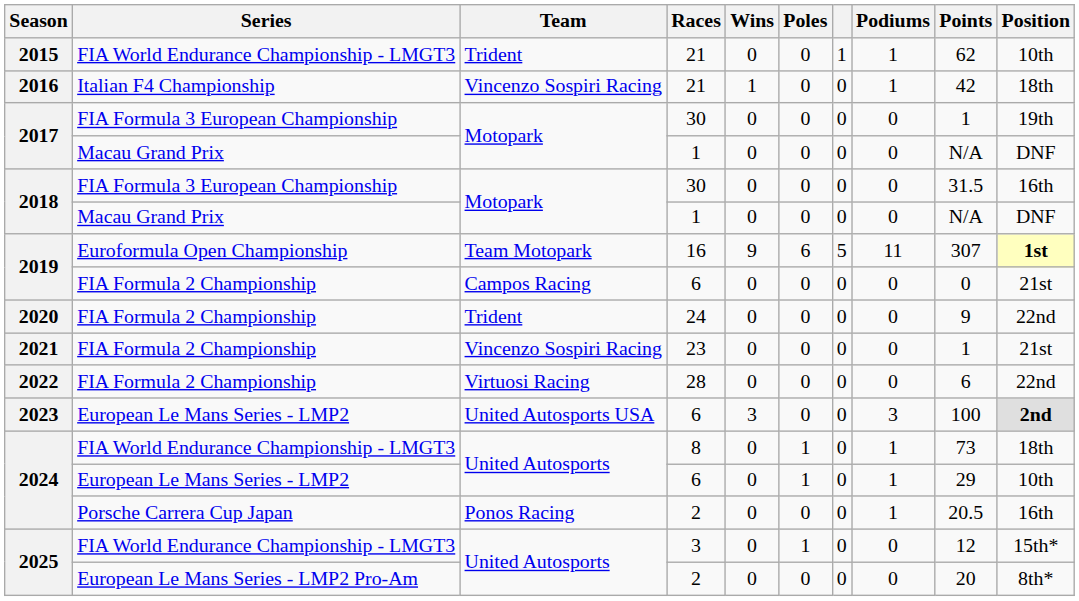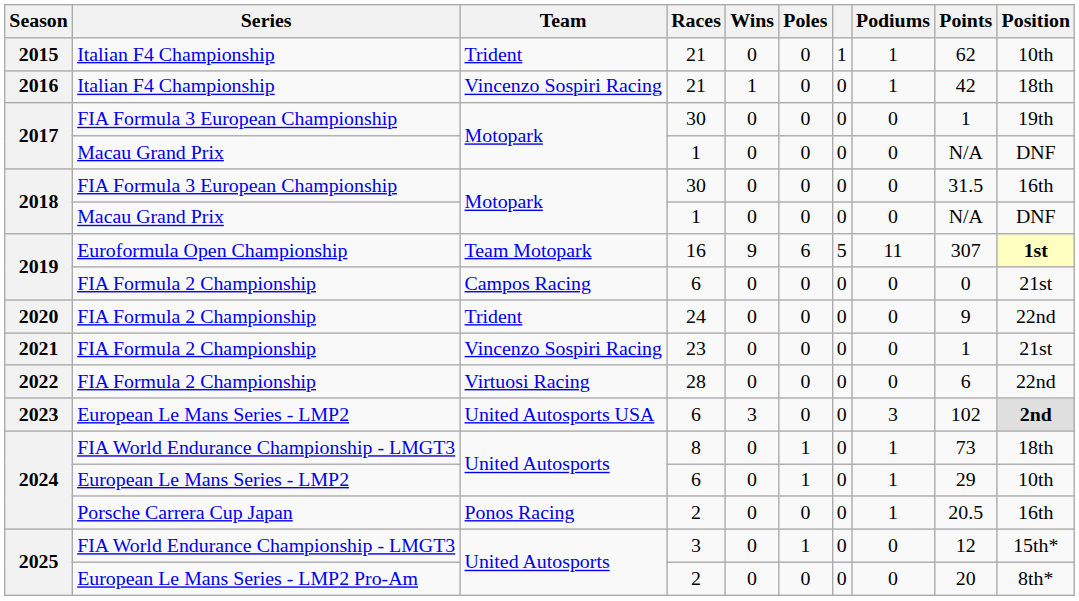(266, 54) FIA World Endurance Championship - LMGT3 -> (176, 54) Italian F4 Championship
(966, 414) 100 -> (966, 414) 102
